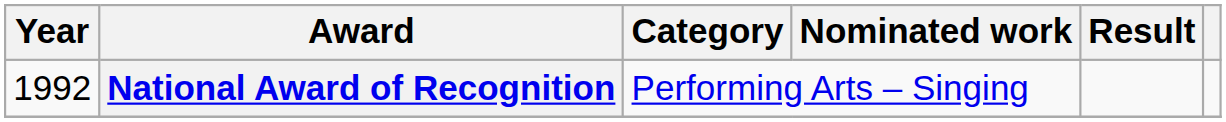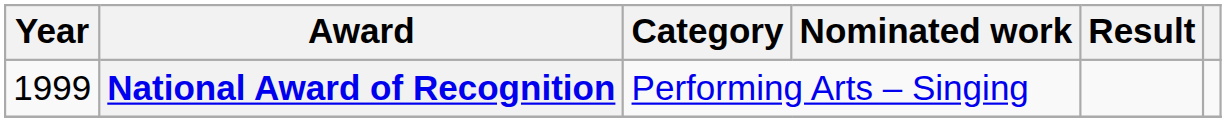(52, 87) 1992 -> (52, 87) 1999
